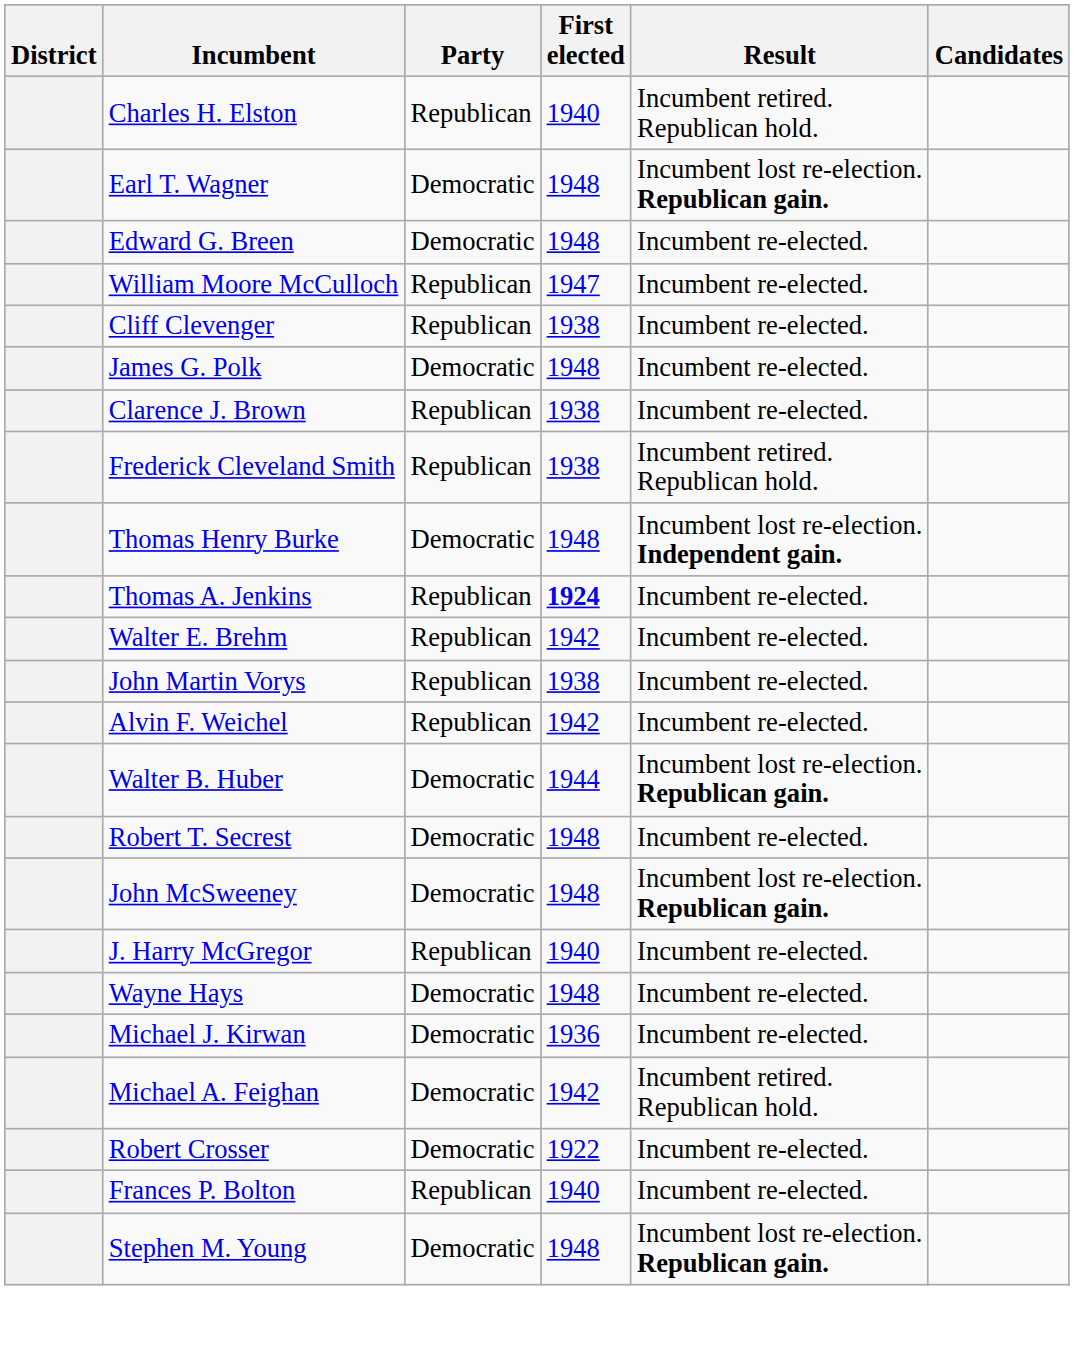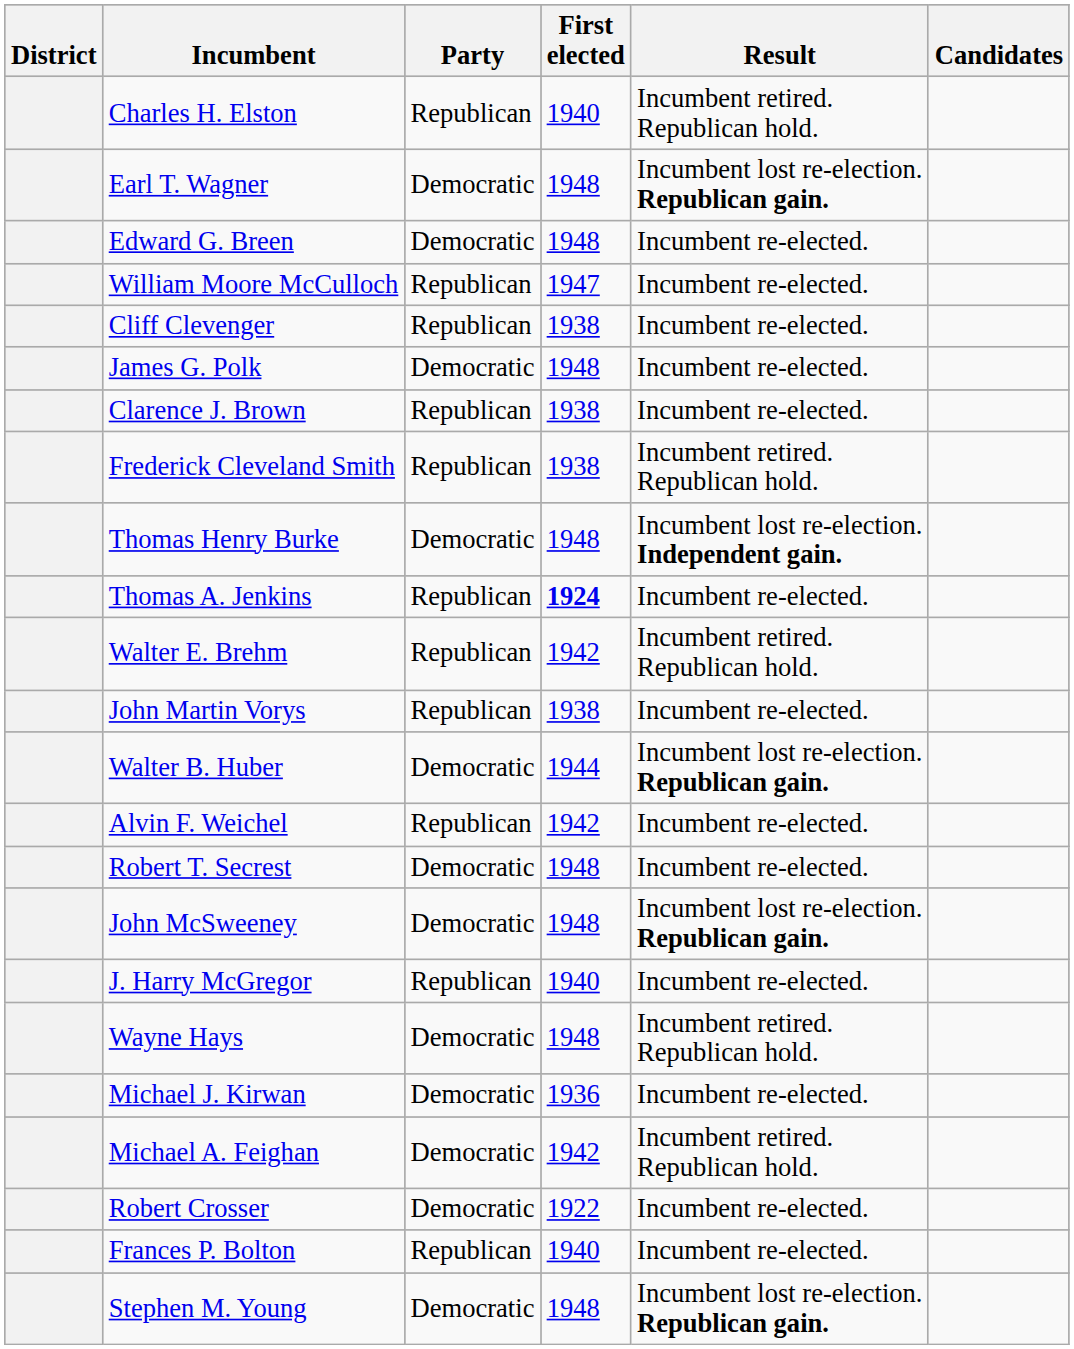(753, 638) Incumbent re-elected. -> (735, 653) Incumbent retired. Republican hold.
rows swapped: (198, 722) <-> (196, 779)
(753, 992) Incumbent re-elected. -> (735, 1037) Incumbent retired. Republican hold.
